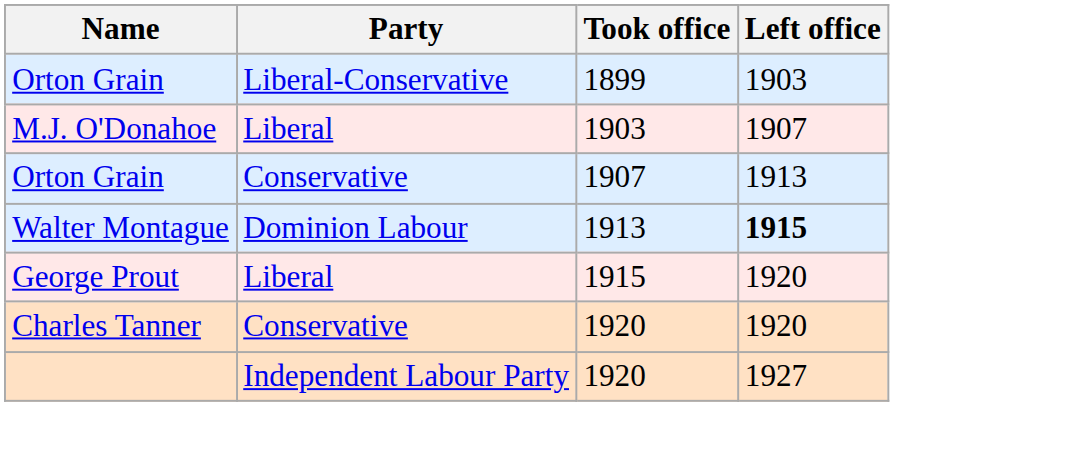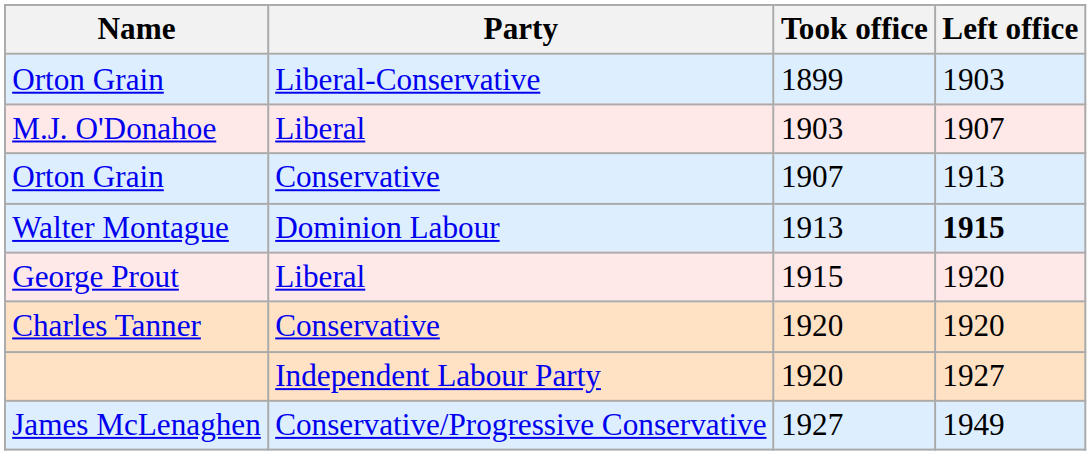+ row: (136, 425)
